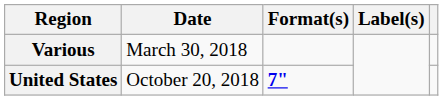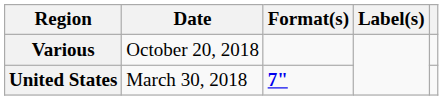(187, 49) March 30, 2018 -> (193, 49) October 20, 2018
(193, 79) October 20, 2018 -> (187, 79) March 30, 2018
